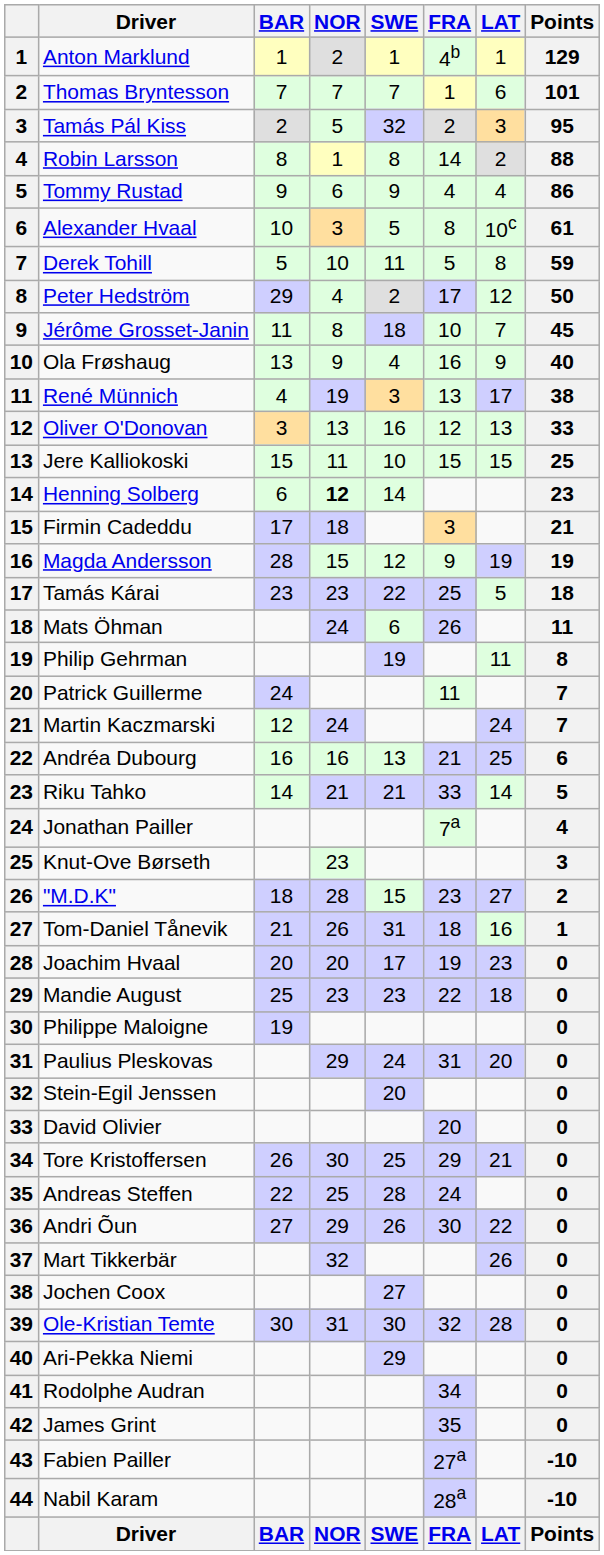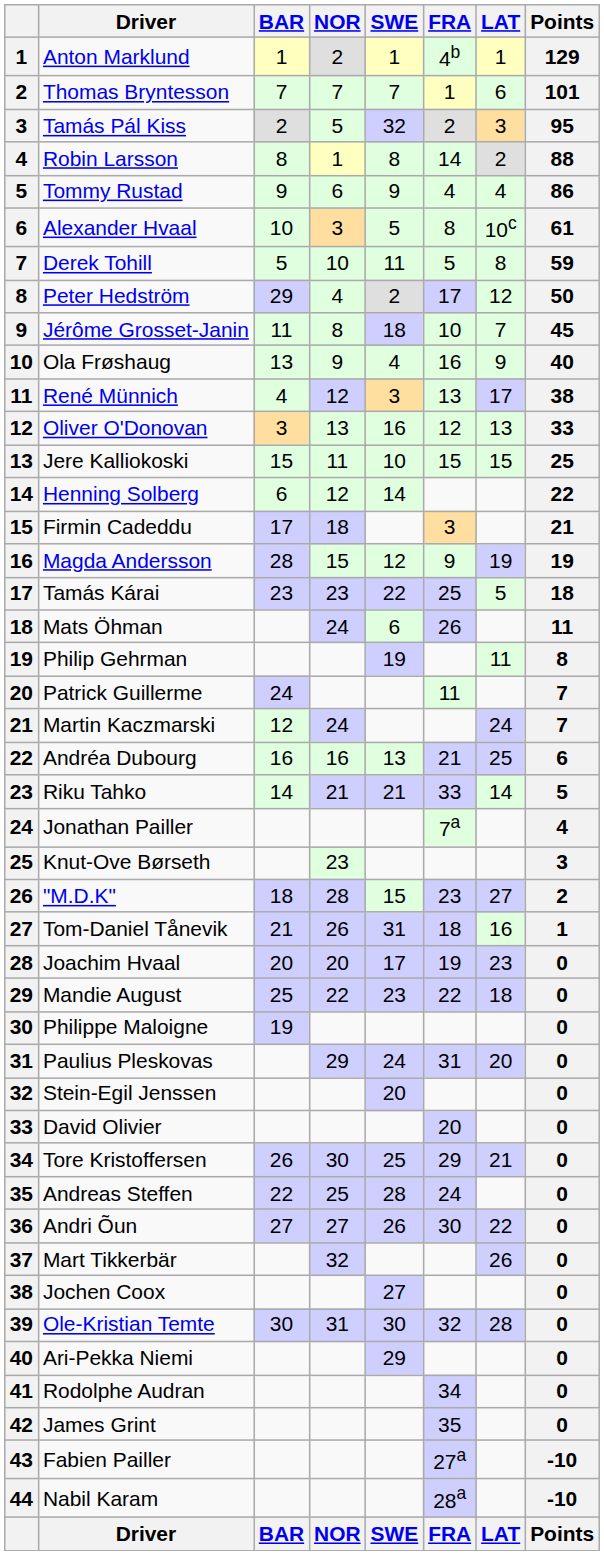(337, 395) 19 -> (337, 395) 12
(337, 494) bold -> (337, 494) normal
(562, 494) 23 -> (562, 494) 22
(337, 995) 23 -> (337, 995) 22
(337, 1226) 29 -> (337, 1226) 27
